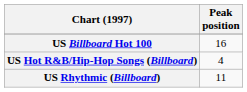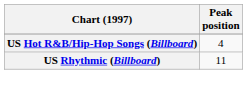- row: (102, 43)
